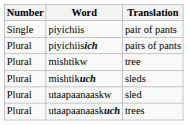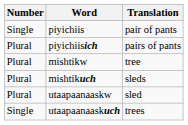(19, 111) Plural -> (20, 111) Single
